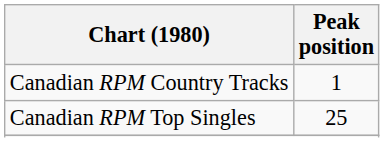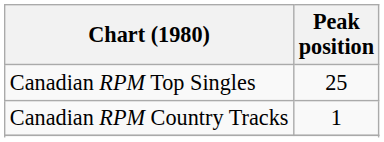rows swapped: (133, 117) <-> (149, 82)
